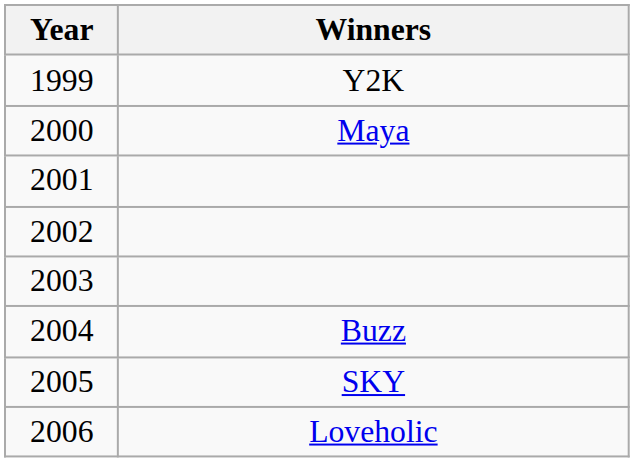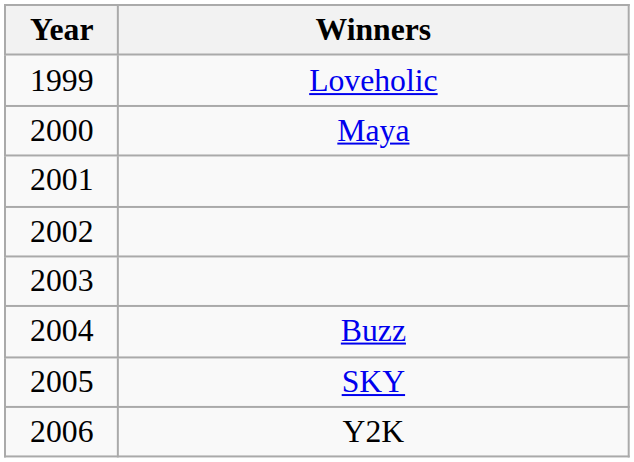(373, 79) Y2K -> (373, 79) Loveholic
(373, 431) Loveholic -> (373, 431) Y2K
